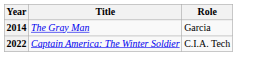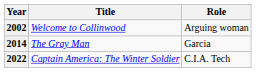+ row: (17, 28)
